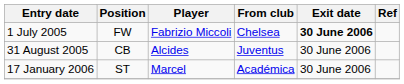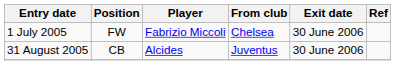(336, 32) bold -> (328, 32) normal
- row: (51, 69)
